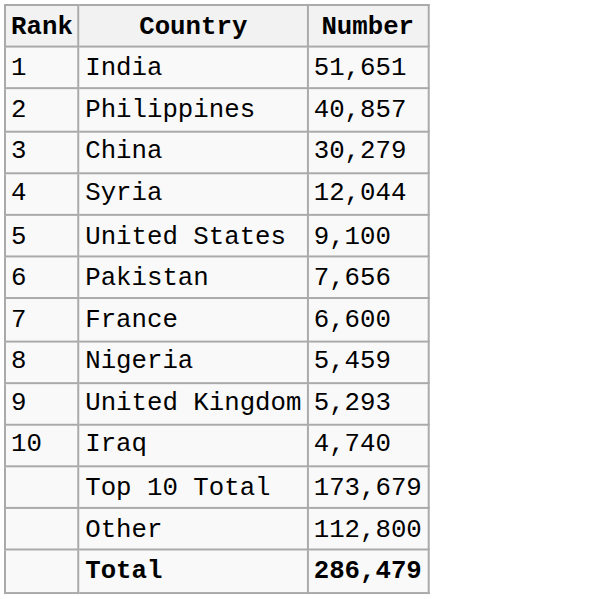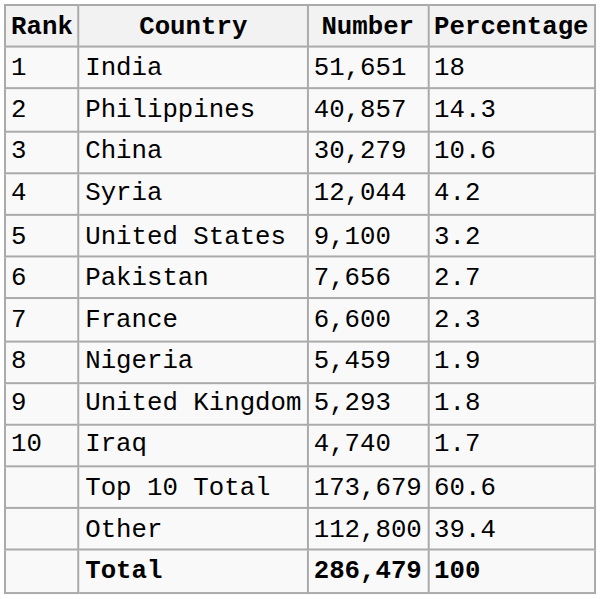+ column: (511, 26)
